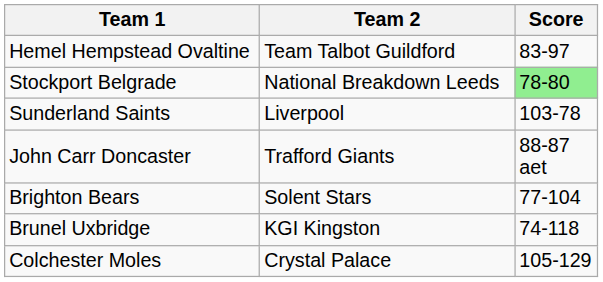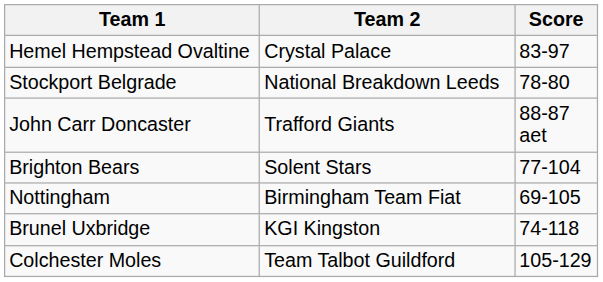(360, 51) Team Talbot Guildford -> (328, 51) Crystal Palace
(544, 82) lightgreen background -> (544, 82) no background
- row: (90, 113)
+ row: (59, 198)
(328, 260) Crystal Palace -> (360, 260) Team Talbot Guildford
